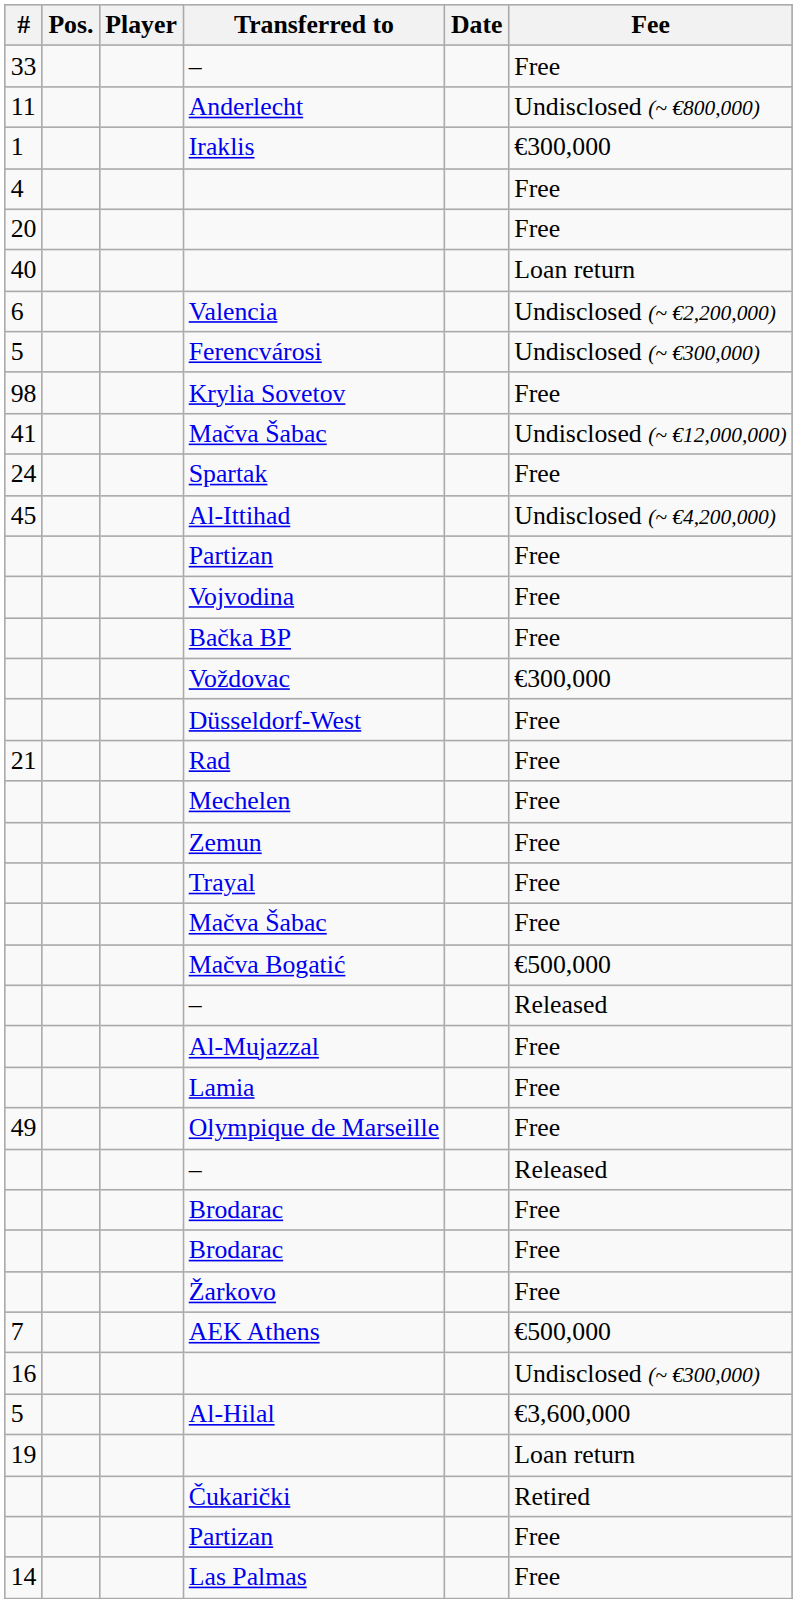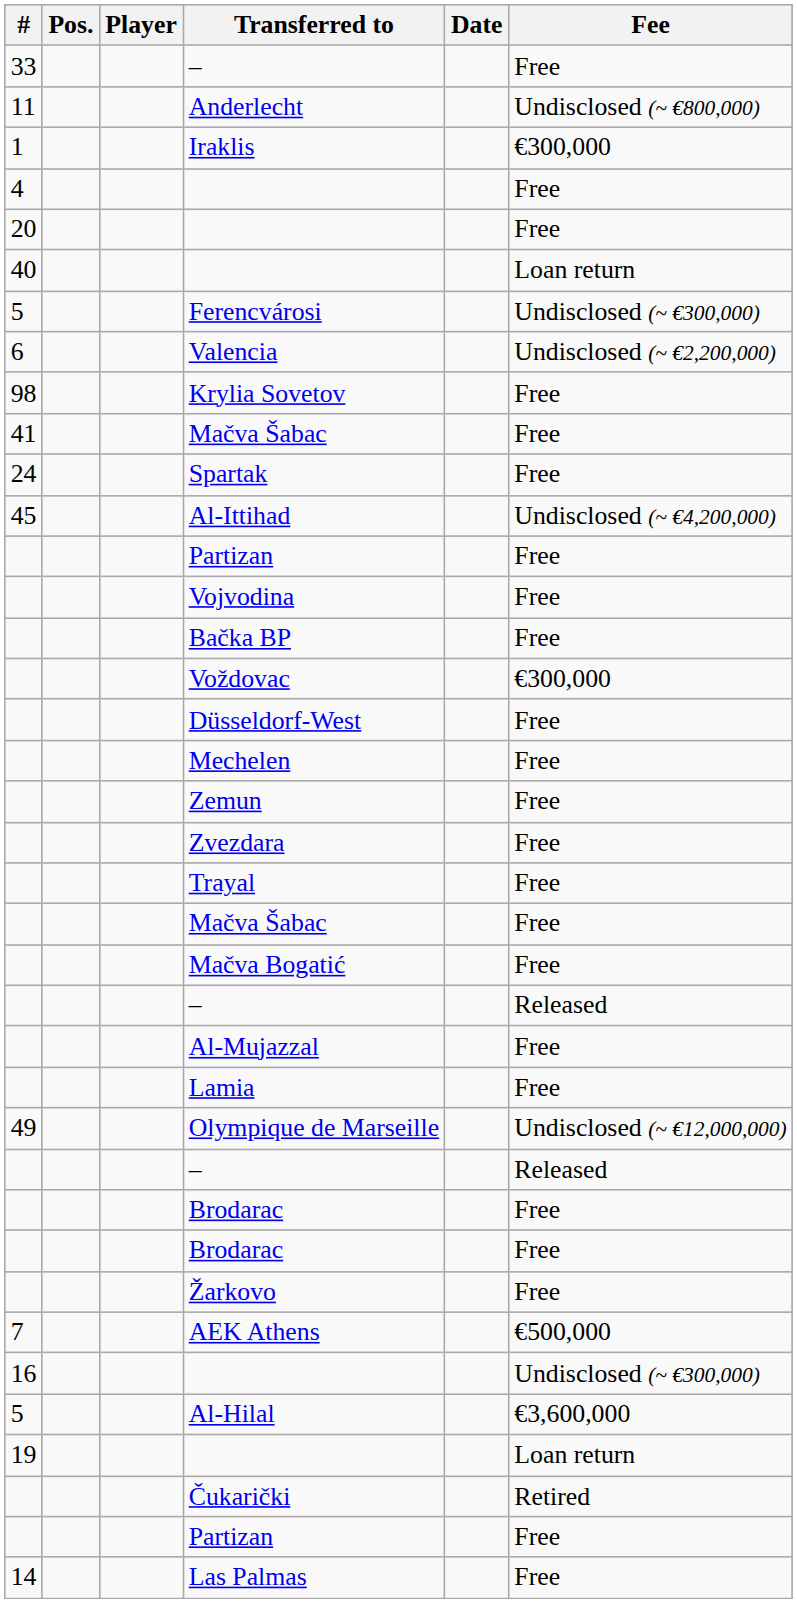rows swapped: (17, 310) <-> (17, 351)
(651, 433) Undisclosed (~ €12,000,000) -> (537, 433) Free
- row: (24, 760)
+ row: (24, 842)
(563, 964) €500,000 -> (537, 964) Free
(537, 1127) Free -> (651, 1127) Undisclosed (~ €12,000,000)
